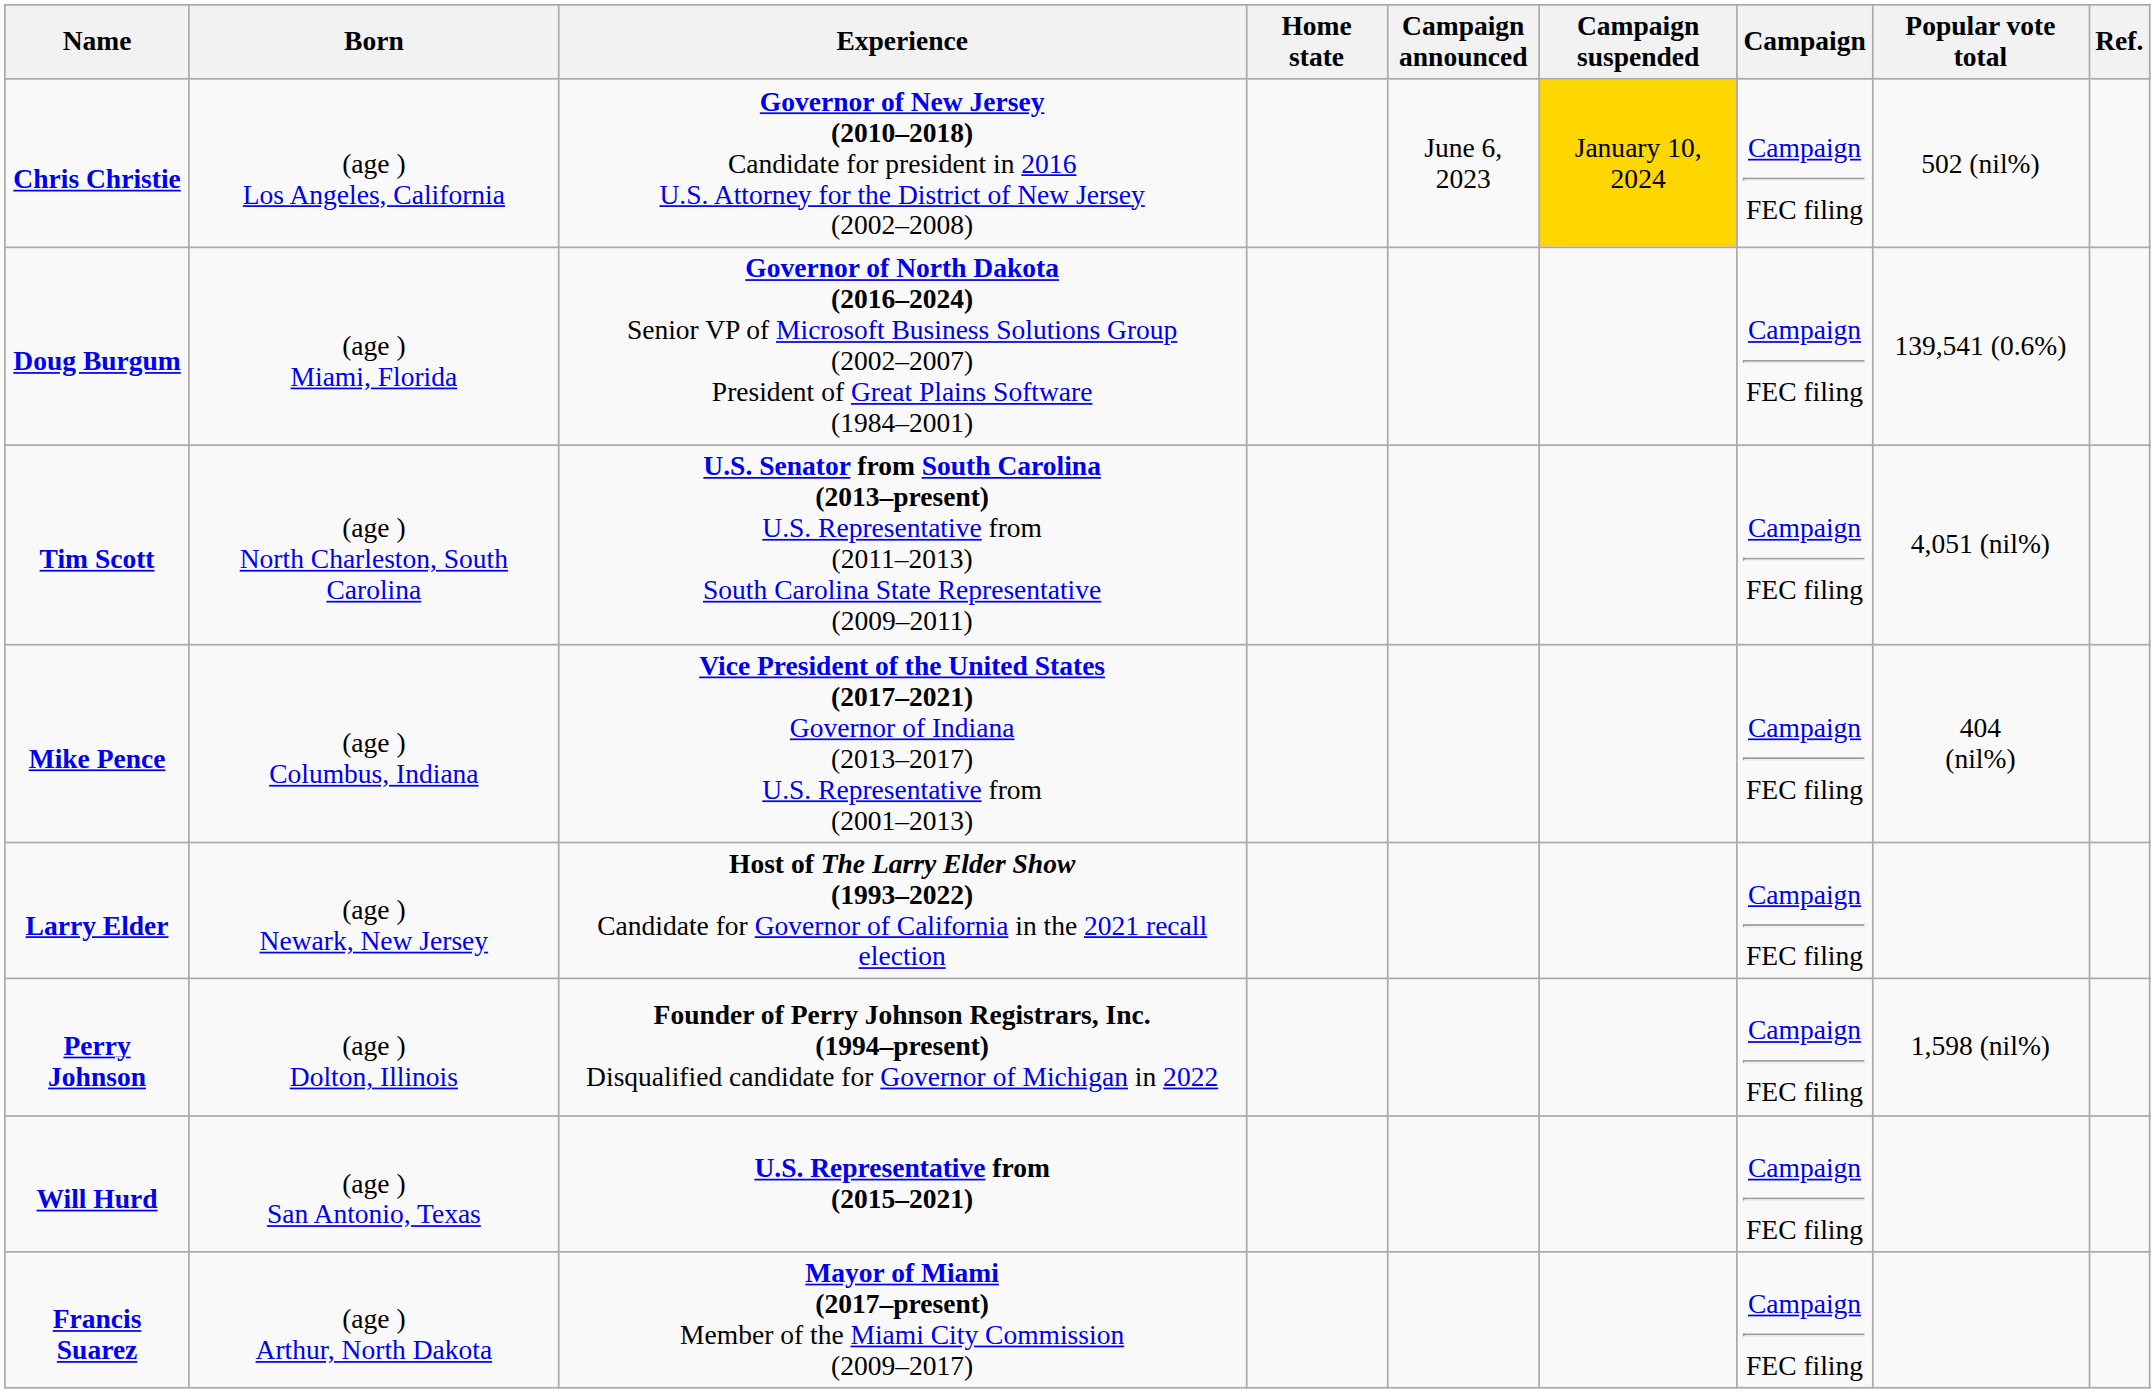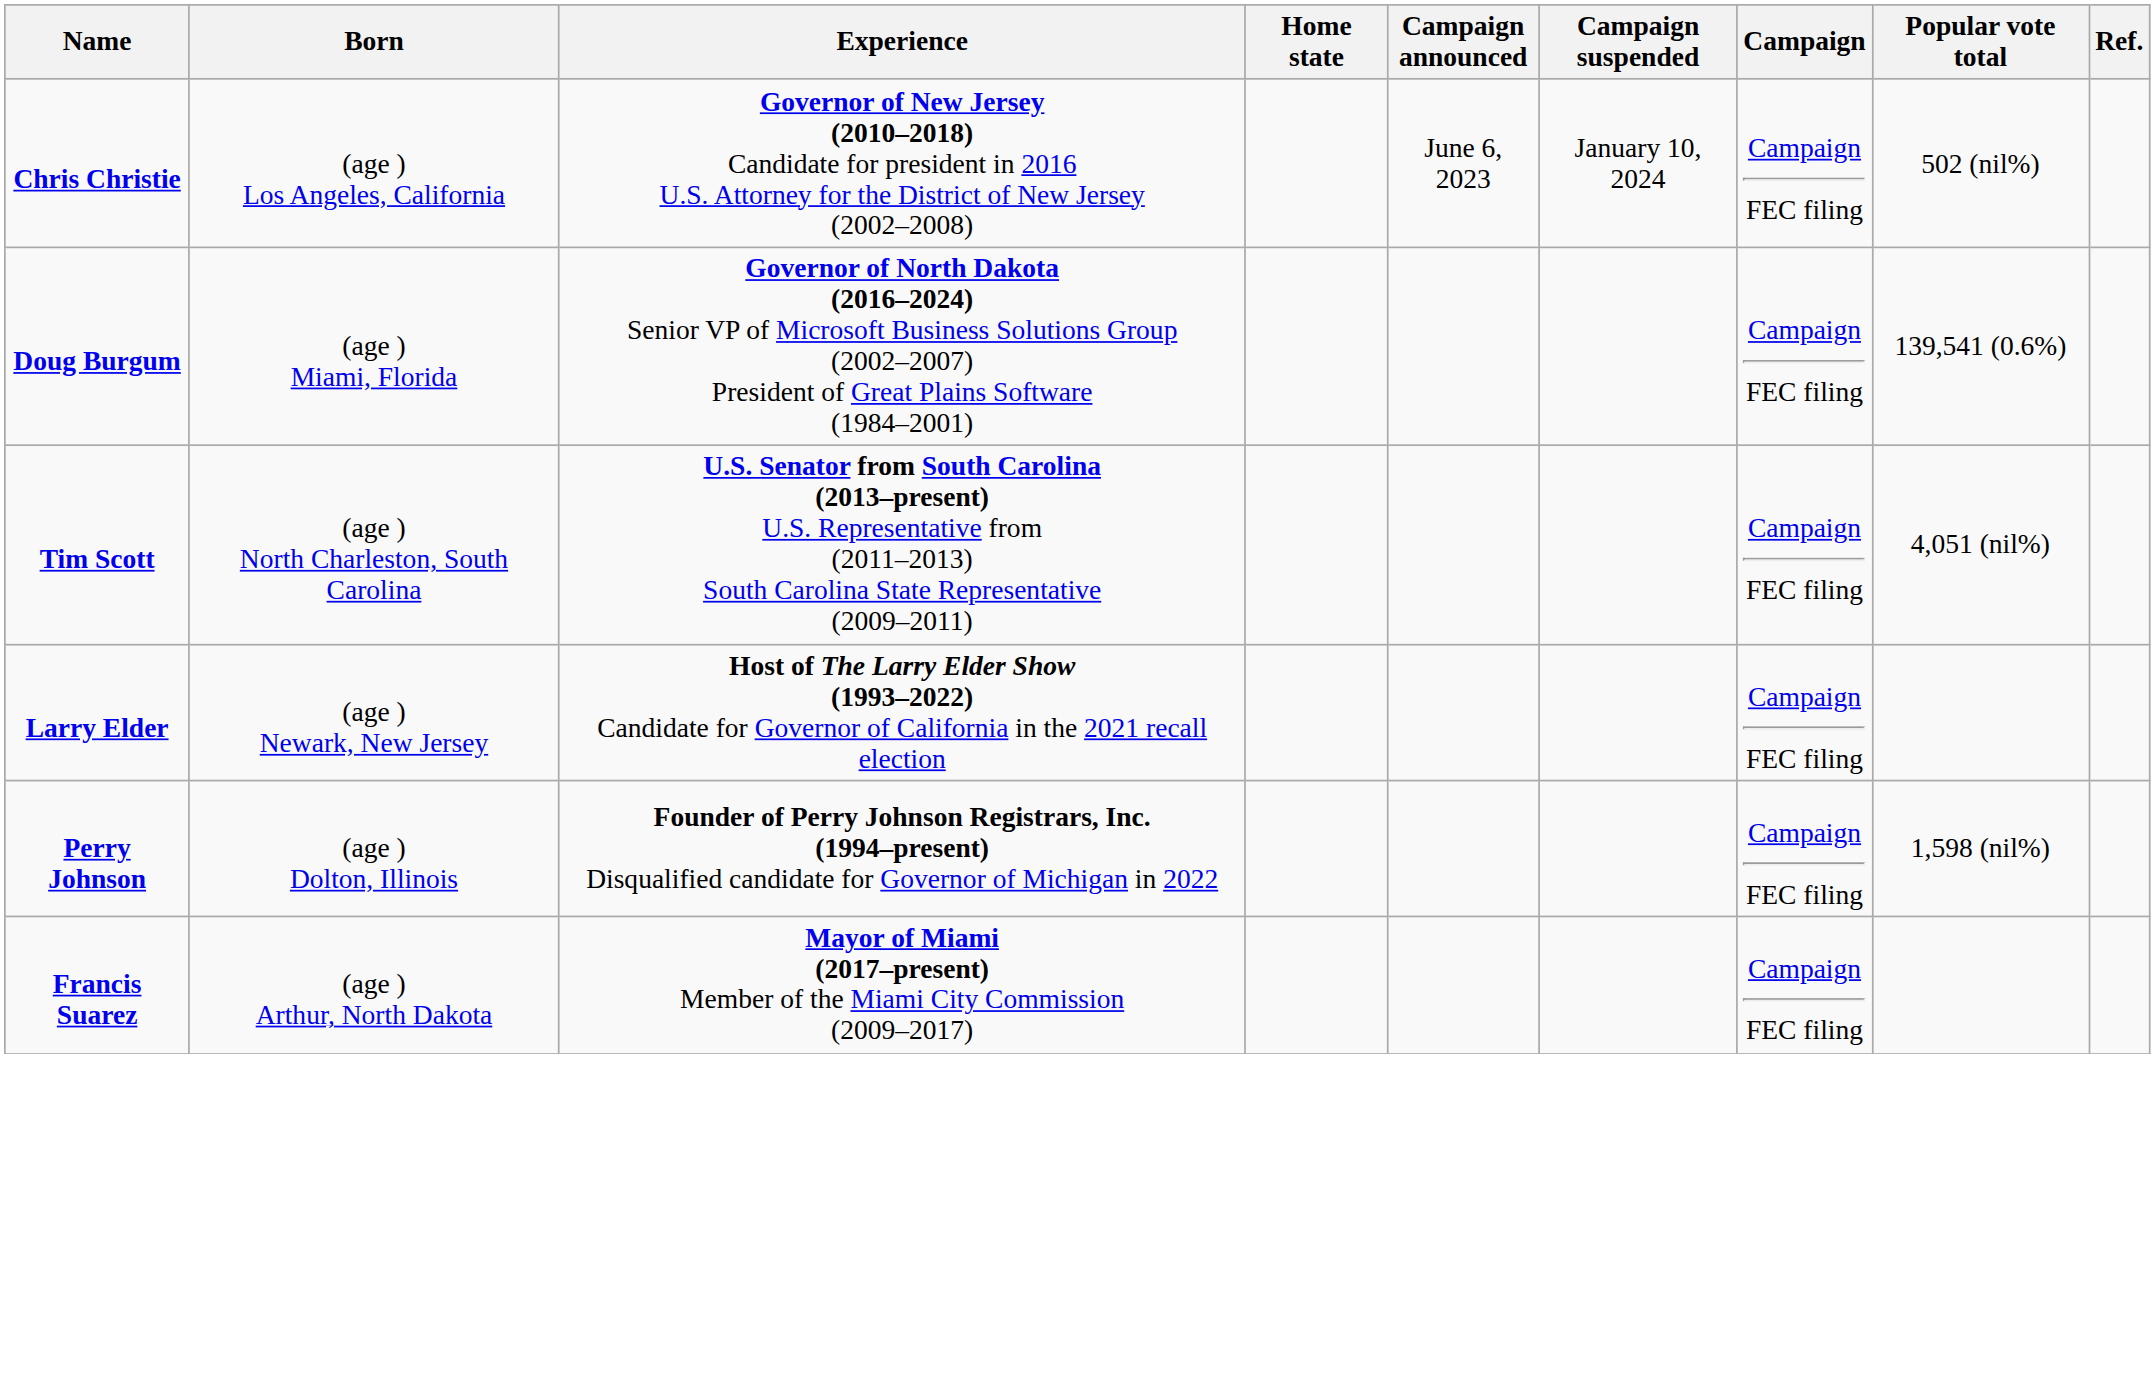(1638, 162) gold background -> (1638, 162) no background
- row: (97, 758)
- row: (97, 1198)
